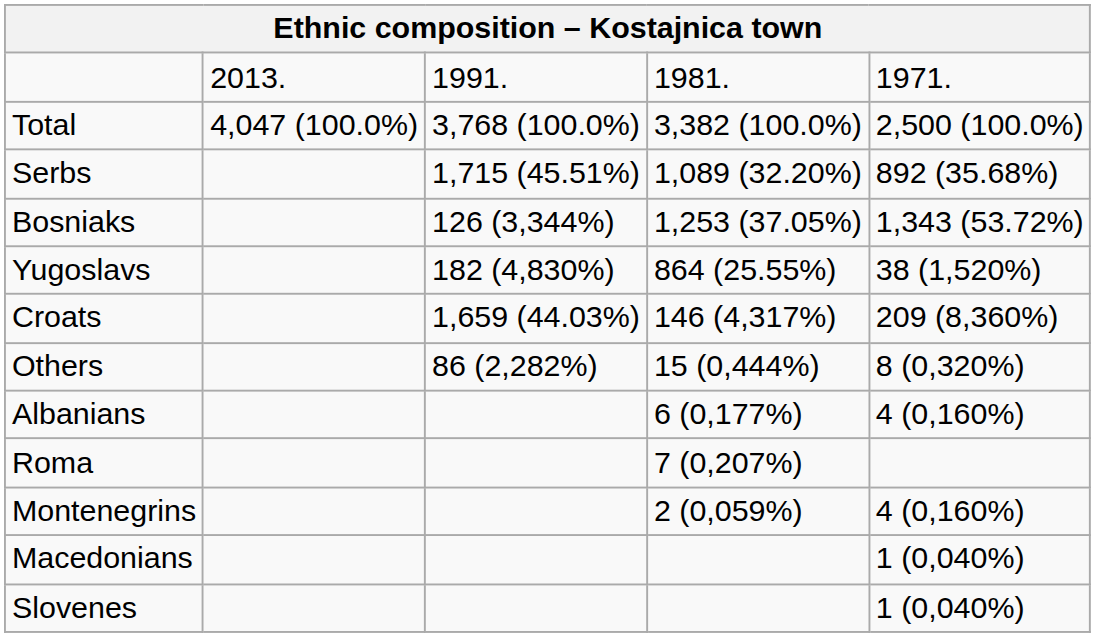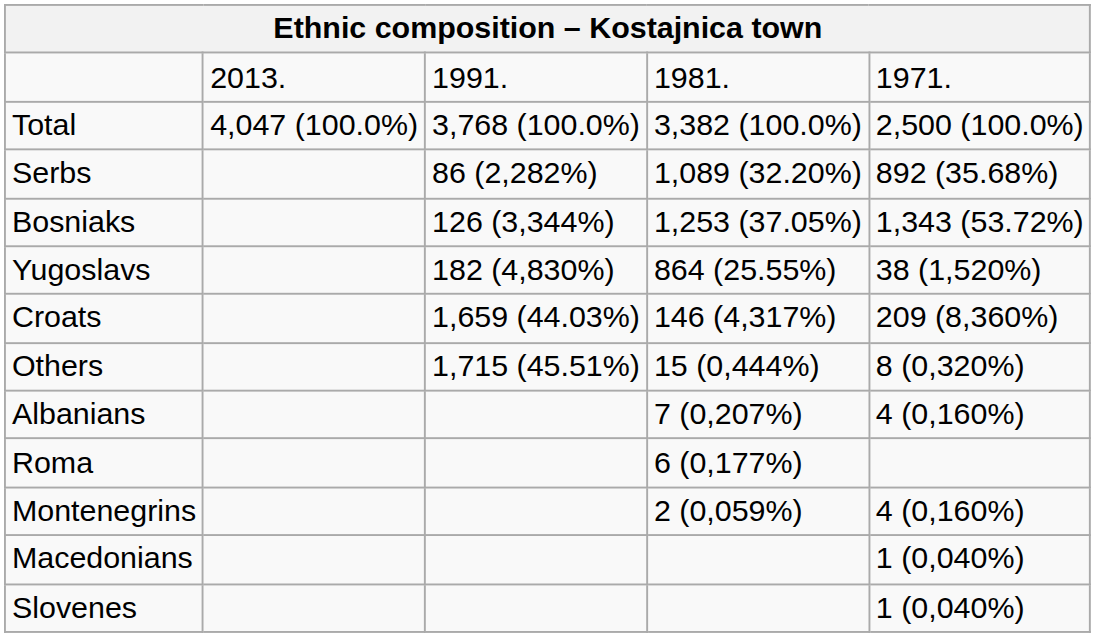(536, 173) 1,715 (45.51%) -> (515, 173) 86 (2,282%)
(515, 366) 86 (2,282%) -> (536, 366) 1,715 (45.51%)
(728, 414) 6 (0,177%) -> (728, 414) 7 (0,207%)
(728, 462) 7 (0,207%) -> (728, 462) 6 (0,177%)
